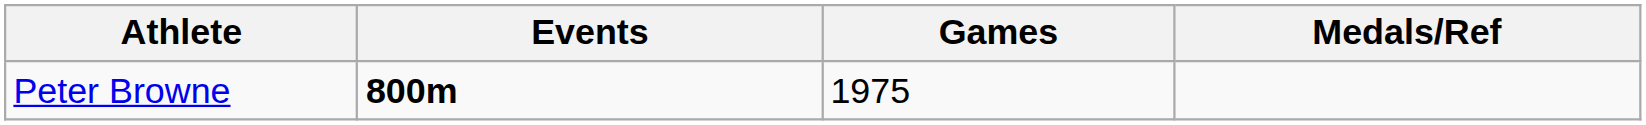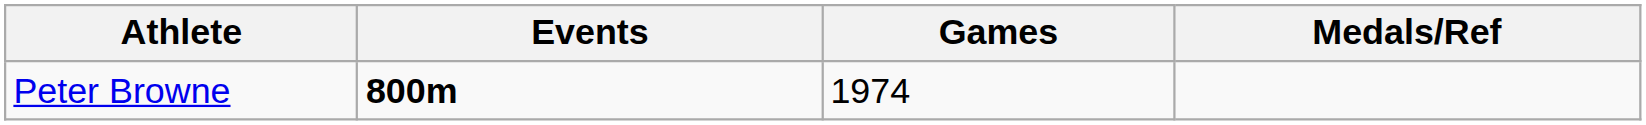(870, 89) 1975 -> (870, 89) 1974
